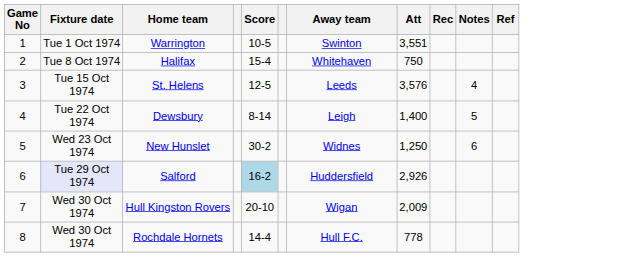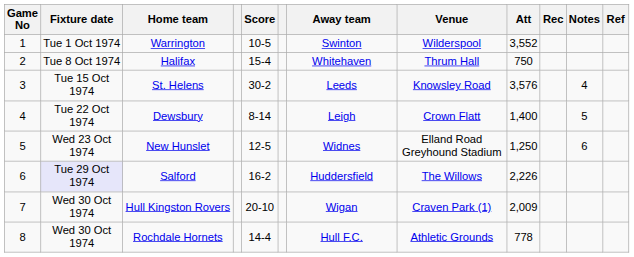+ column: (452, 19)
(413, 43) 3,551 -> (524, 43) 3,552
(260, 85) 12-5 -> (260, 85) 30-2
(260, 146) 30-2 -> (260, 146) 12-5
(260, 176) lightblue background -> (260, 176) no background
(413, 176) 2,926 -> (524, 176) 2,226
